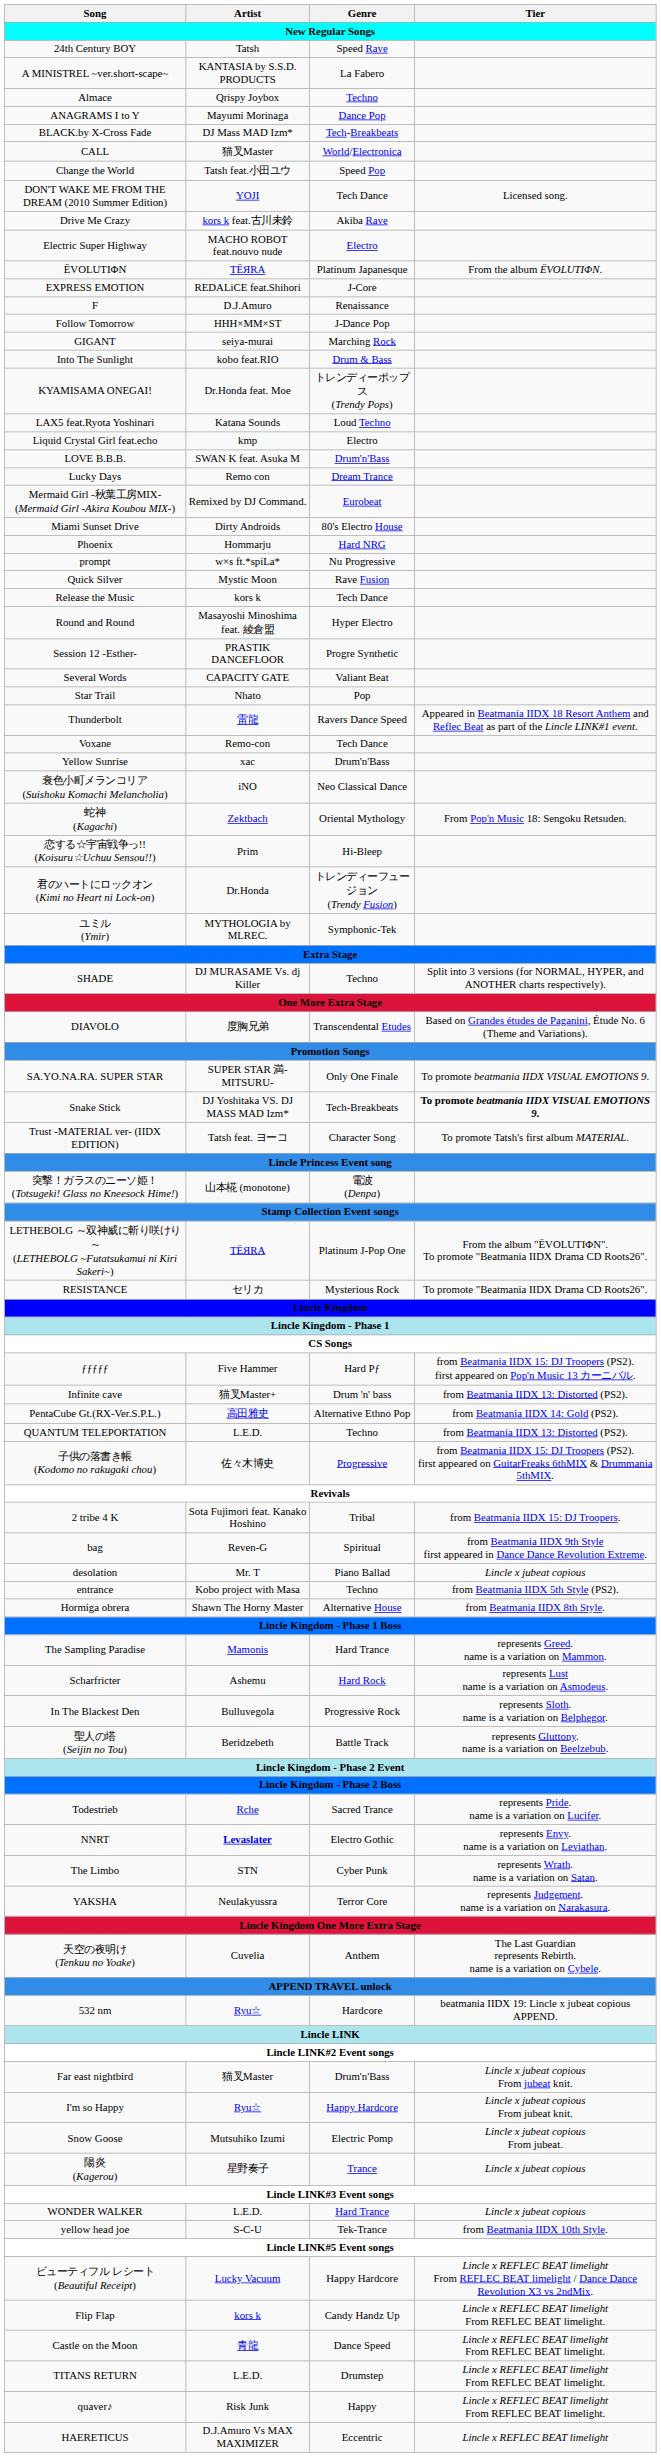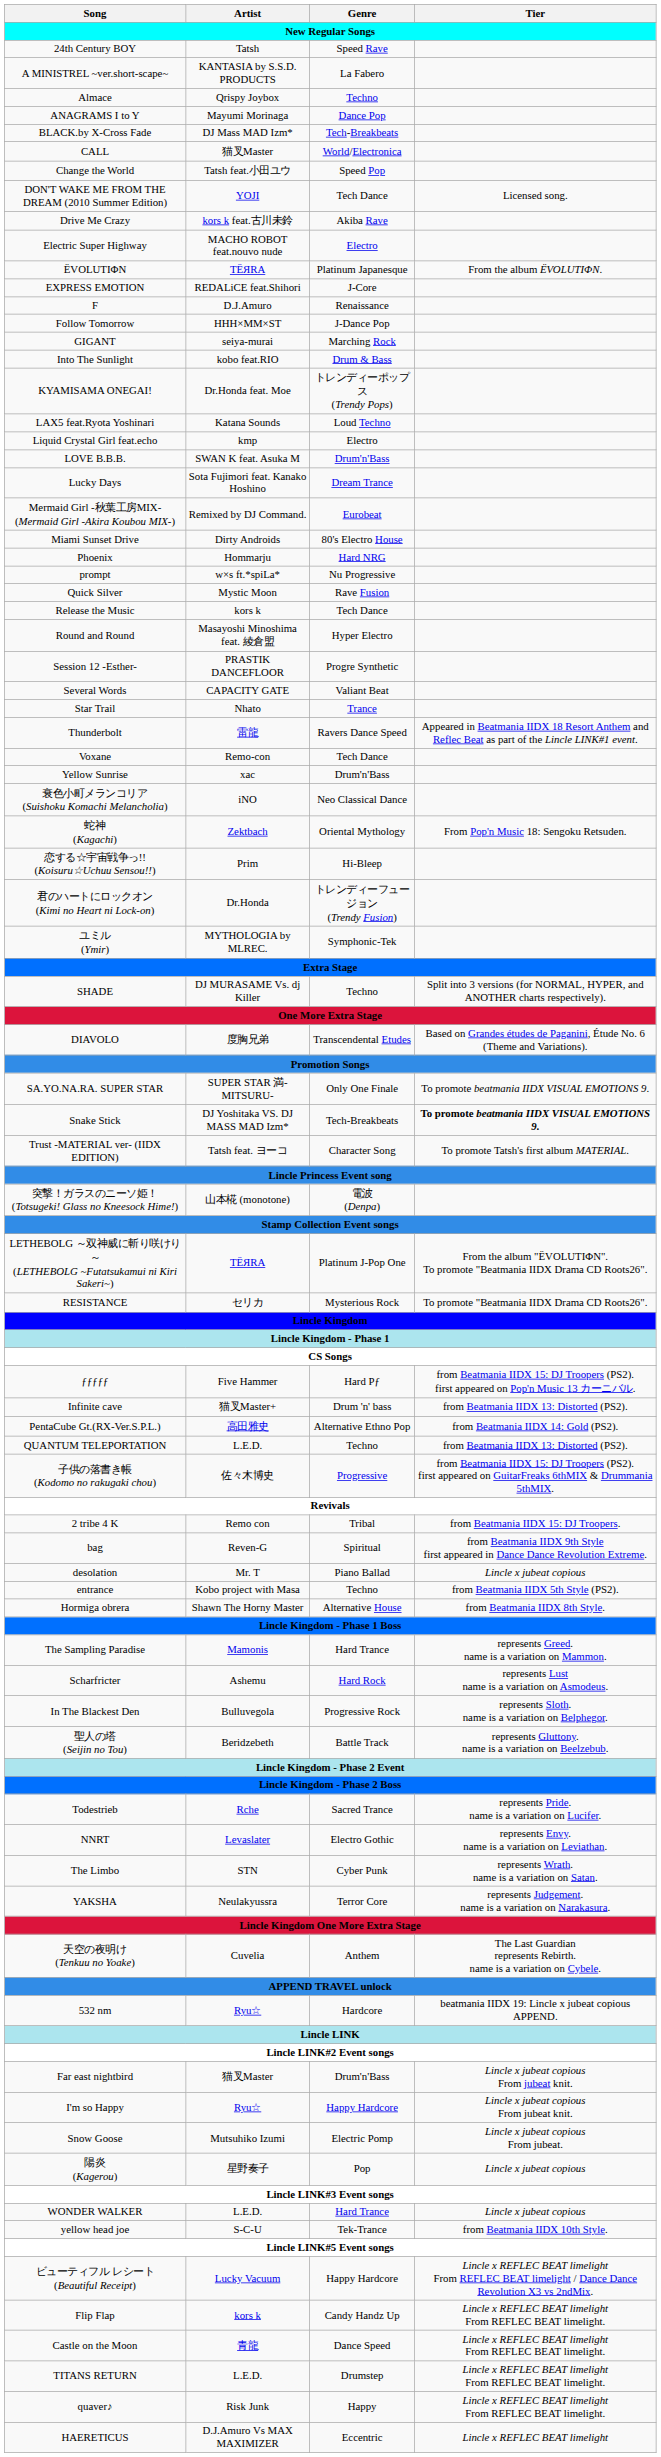(248, 476) Remo con -> (248, 483) Sota Fujimori feat. Kanako Hoshino
(362, 696) Pop -> (362, 709) Trance
(248, 1518) Sota Fujimori feat. Kanako Hoshino -> (248, 1524) Remo con
(248, 1840) bold -> (248, 1840) normal
(362, 2169) Trance -> (362, 2169) Pop
